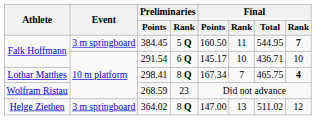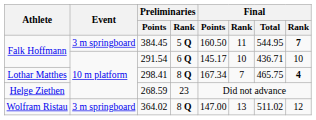(37, 91) Wolfram Ristau -> (37, 91) Helge Ziethen
(37, 107) Helge Ziethen -> (37, 107) Wolfram Ristau
